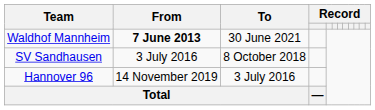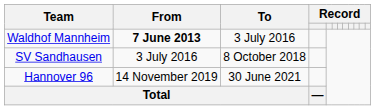(265, 38) 30 June 2021 -> (265, 38) 3 July 2016
(265, 76) 3 July 2016 -> (265, 76) 30 June 2021
